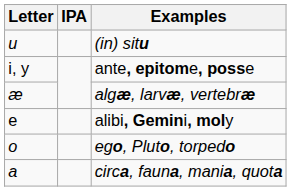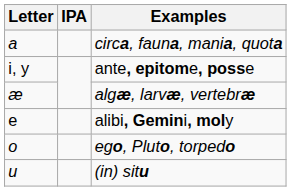rows swapped: (189, 172) <-> (122, 43)
